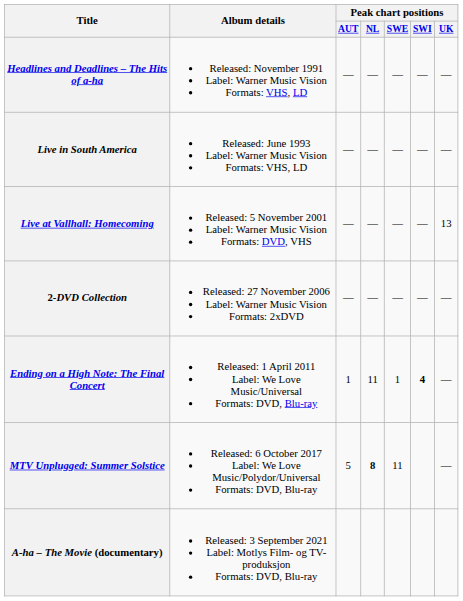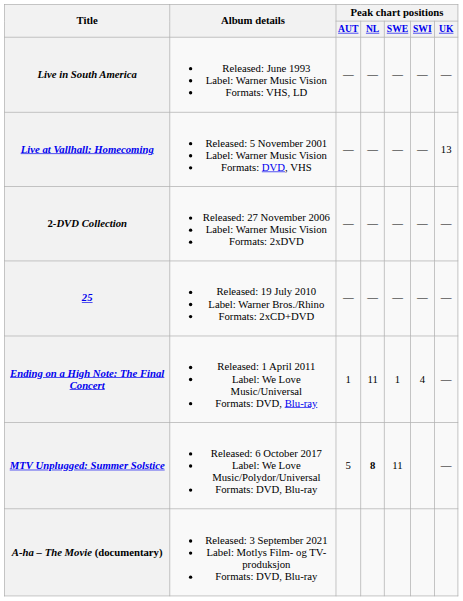- row: (87, 74)
+ row: (87, 298)
(422, 379) bold -> (422, 379) normal
